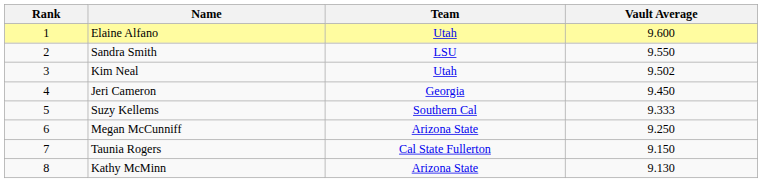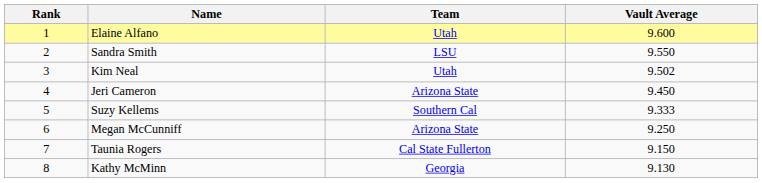(445, 91) Georgia -> (445, 91) Arizona State
(445, 168) Arizona State -> (445, 168) Georgia
